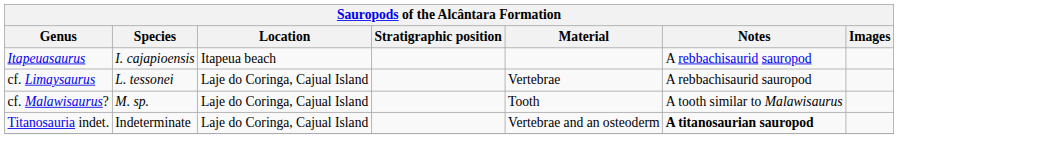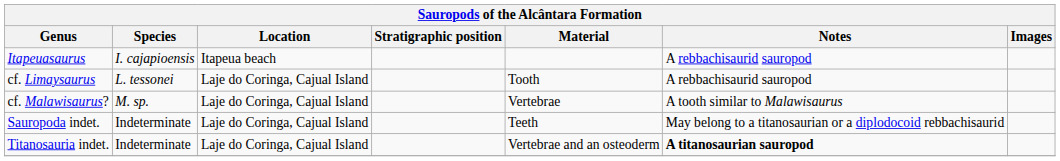(534, 79) Vertebrae -> (524, 79) Tooth
(524, 101) Tooth -> (534, 101) Vertebrae
+ row: (54, 123)
